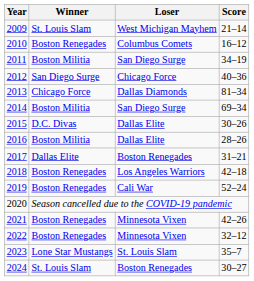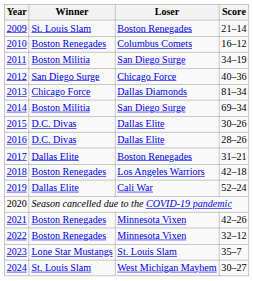(167, 28) West Michigan Mayhem -> (155, 28) Boston Renegades
(61, 140) Boston Militia -> (54, 140) D.C. Divas
(69, 188) Boston Renegades -> (55, 188) Dallas Elite
(155, 268) Boston Renegades -> (167, 268) West Michigan Mayhem
